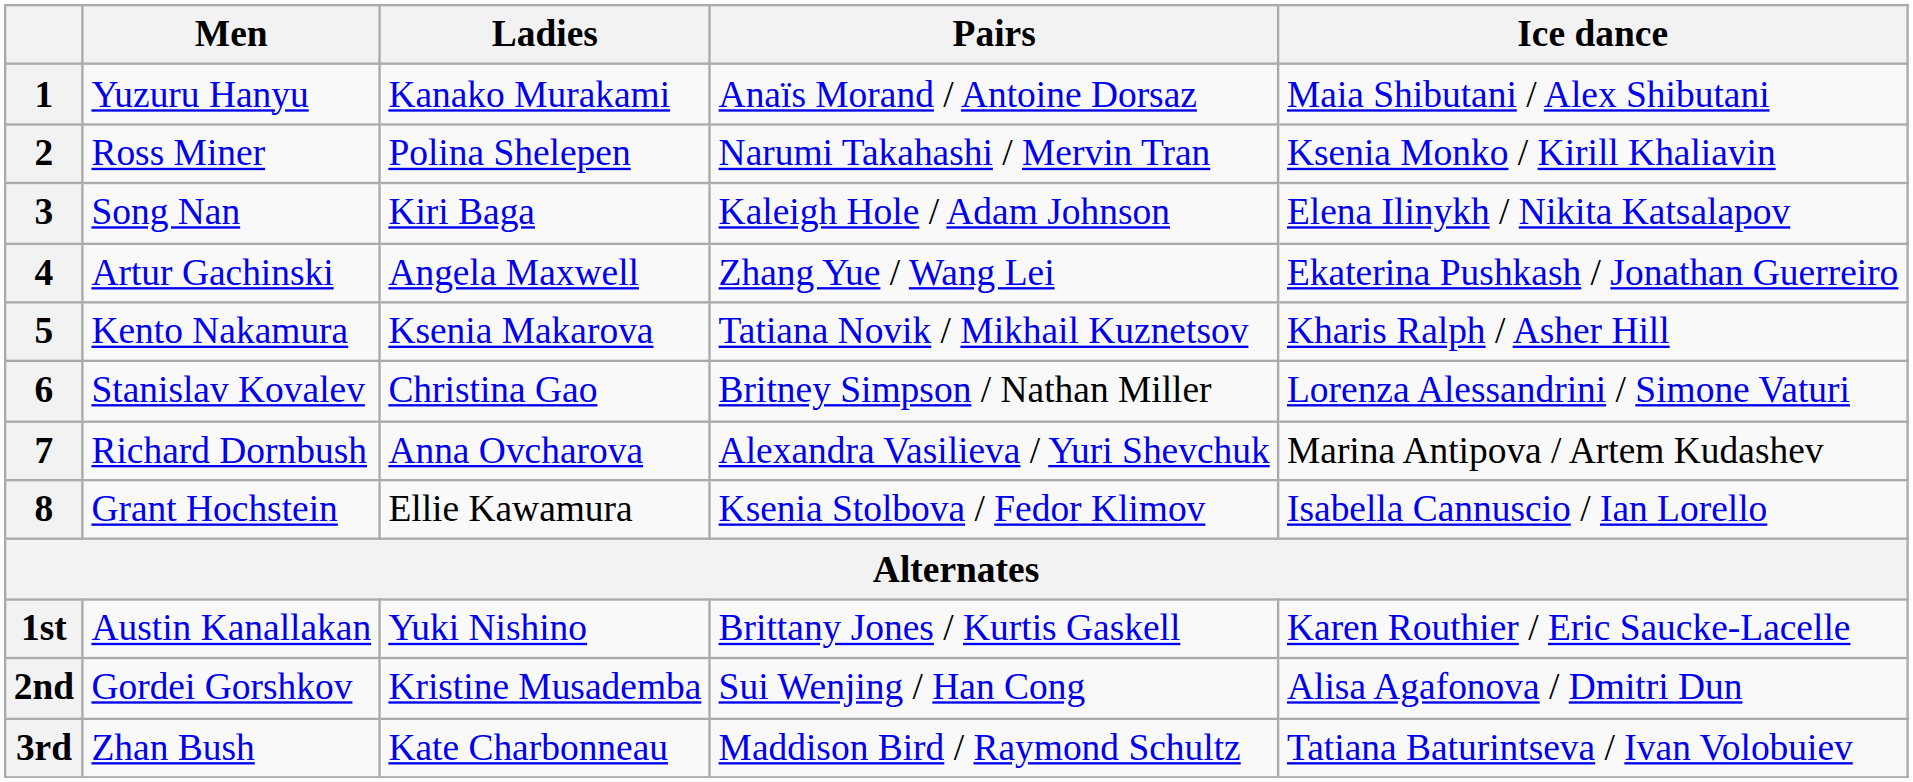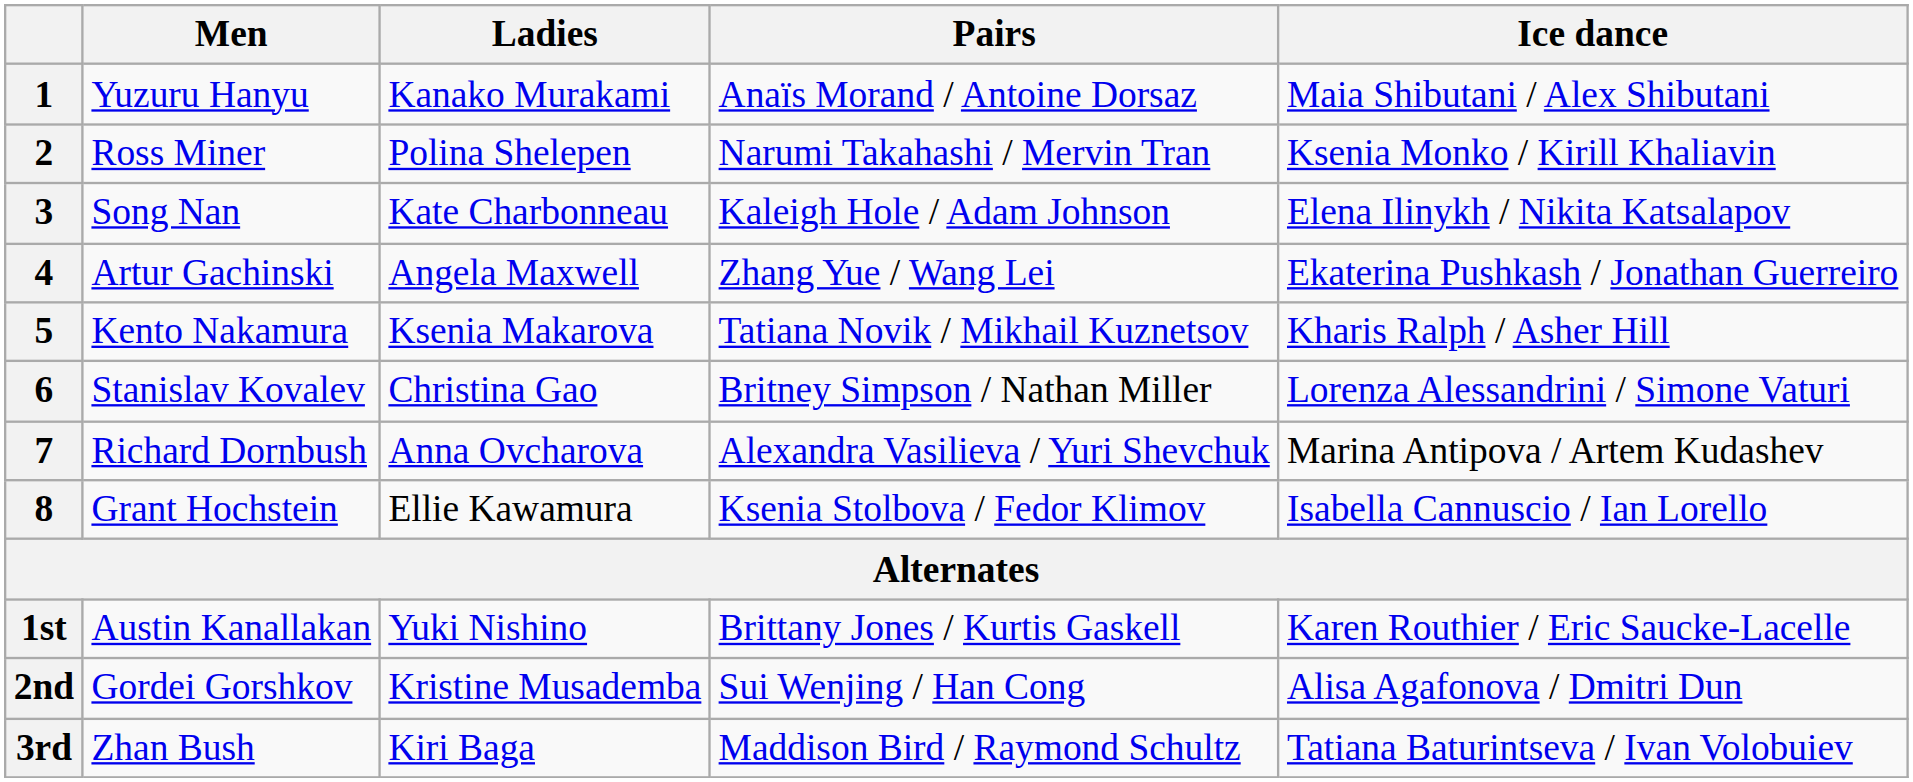(462, 212) Kiri Baga -> (528, 212) Kate Charbonneau
(528, 746) Kate Charbonneau -> (462, 746) Kiri Baga
